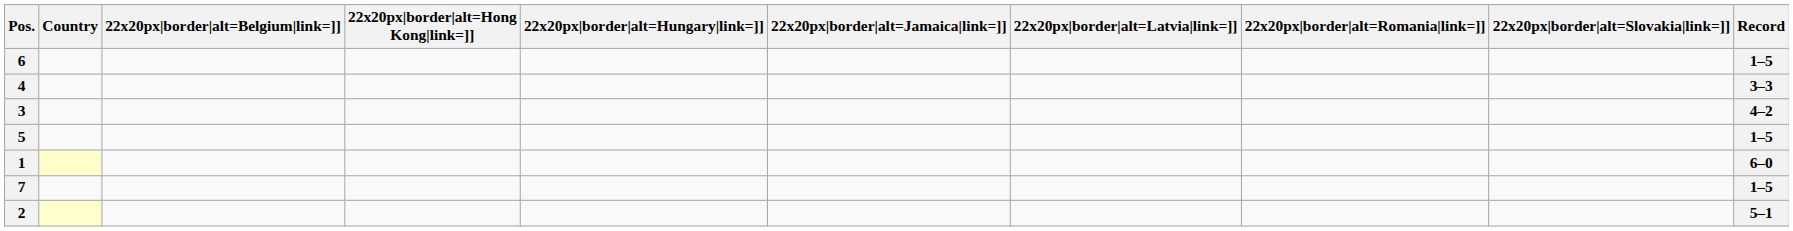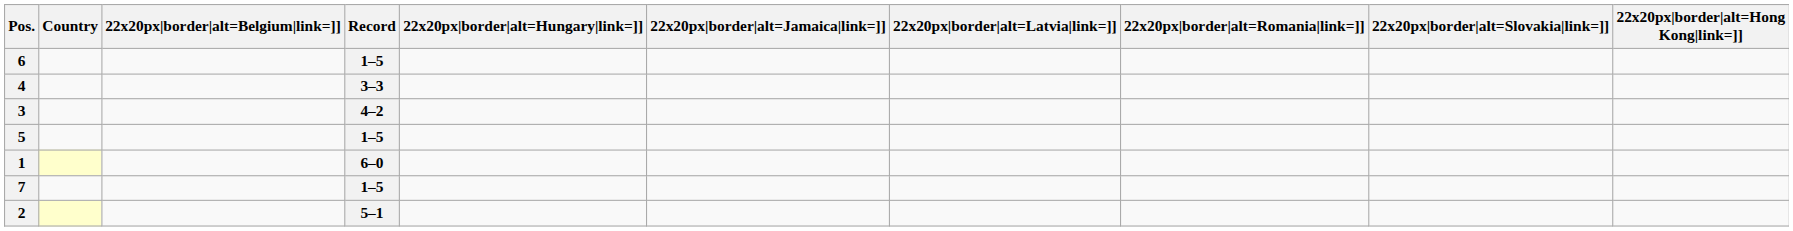columns swapped: (432, 26) <-> (1761, 26)
